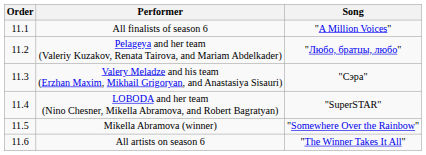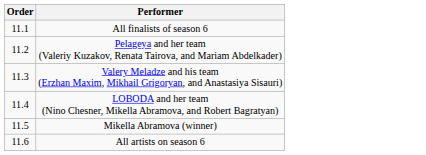- column: (353, 12)
